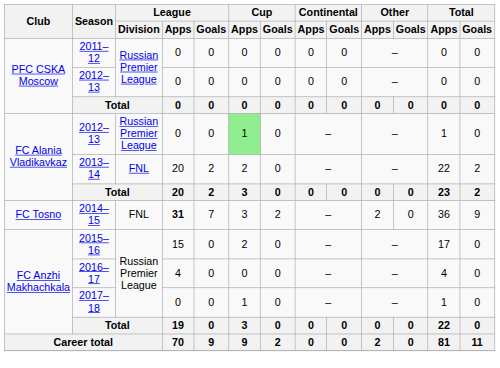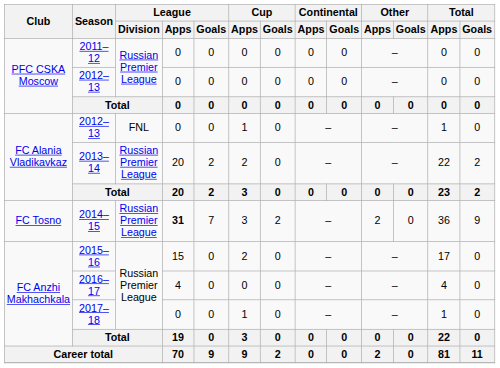(139, 134) Russian Premier League -> (139, 128) FNL
(245, 134) lightgreen background -> (245, 128) no background
(139, 169) FNL -> (139, 163) Russian Premier League
(139, 215) FNL -> (139, 221) Russian Premier League
